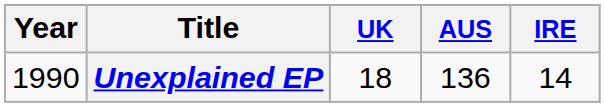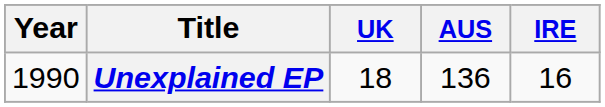(555, 76) 14 -> (555, 76) 16
